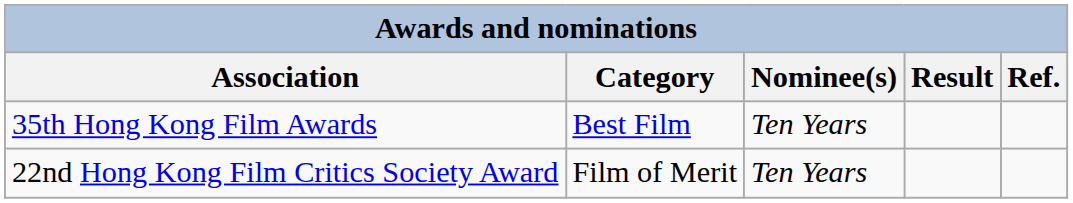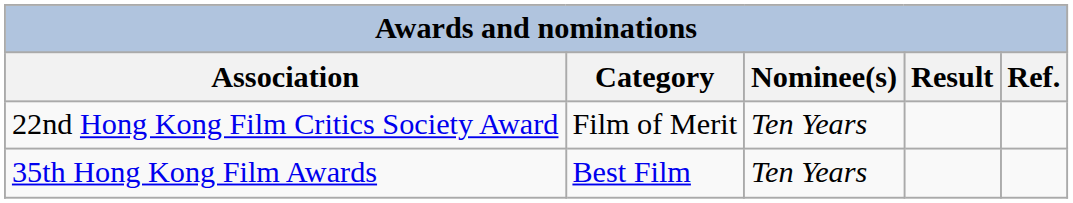rows swapped: (285, 172) <-> (194, 124)
